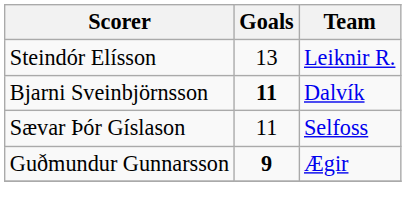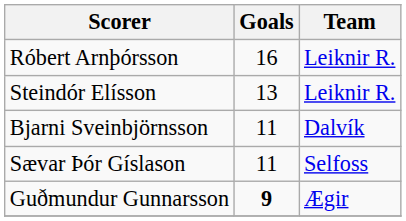+ row: (94, 57)
(267, 92) bold -> (267, 127) normal
